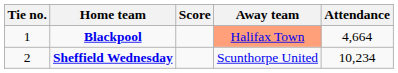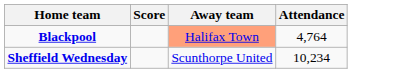- column: (27, 15)
(357, 36) 4,664 -> (312, 36) 4,764
